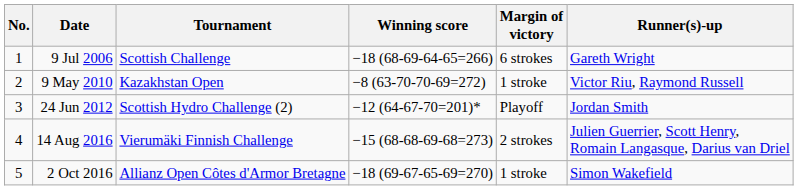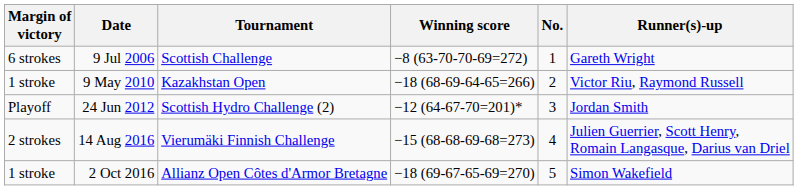columns swapped: (19, 25) <-> (531, 25)
(423, 58) −18 (68-69-64-65=266) -> (461, 58) −8 (63-70-70-69=272)
(419, 82) −8 (63-70-70-69=272) -> (464, 82) −18 (68-69-64-65=266)
